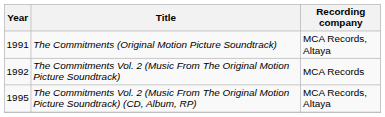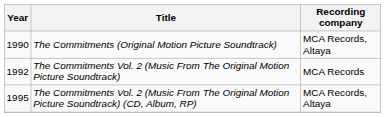(18, 44) 1991 -> (18, 44) 1990
